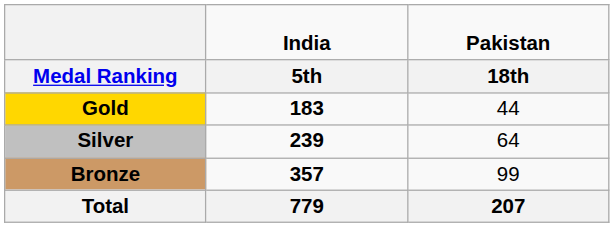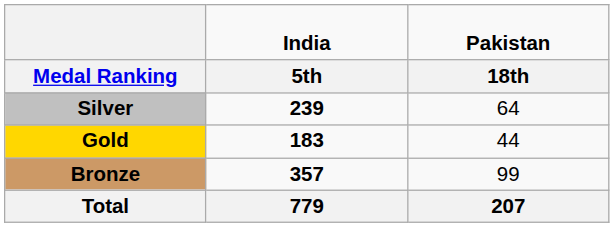rows swapped: (105, 108) <-> (105, 141)
